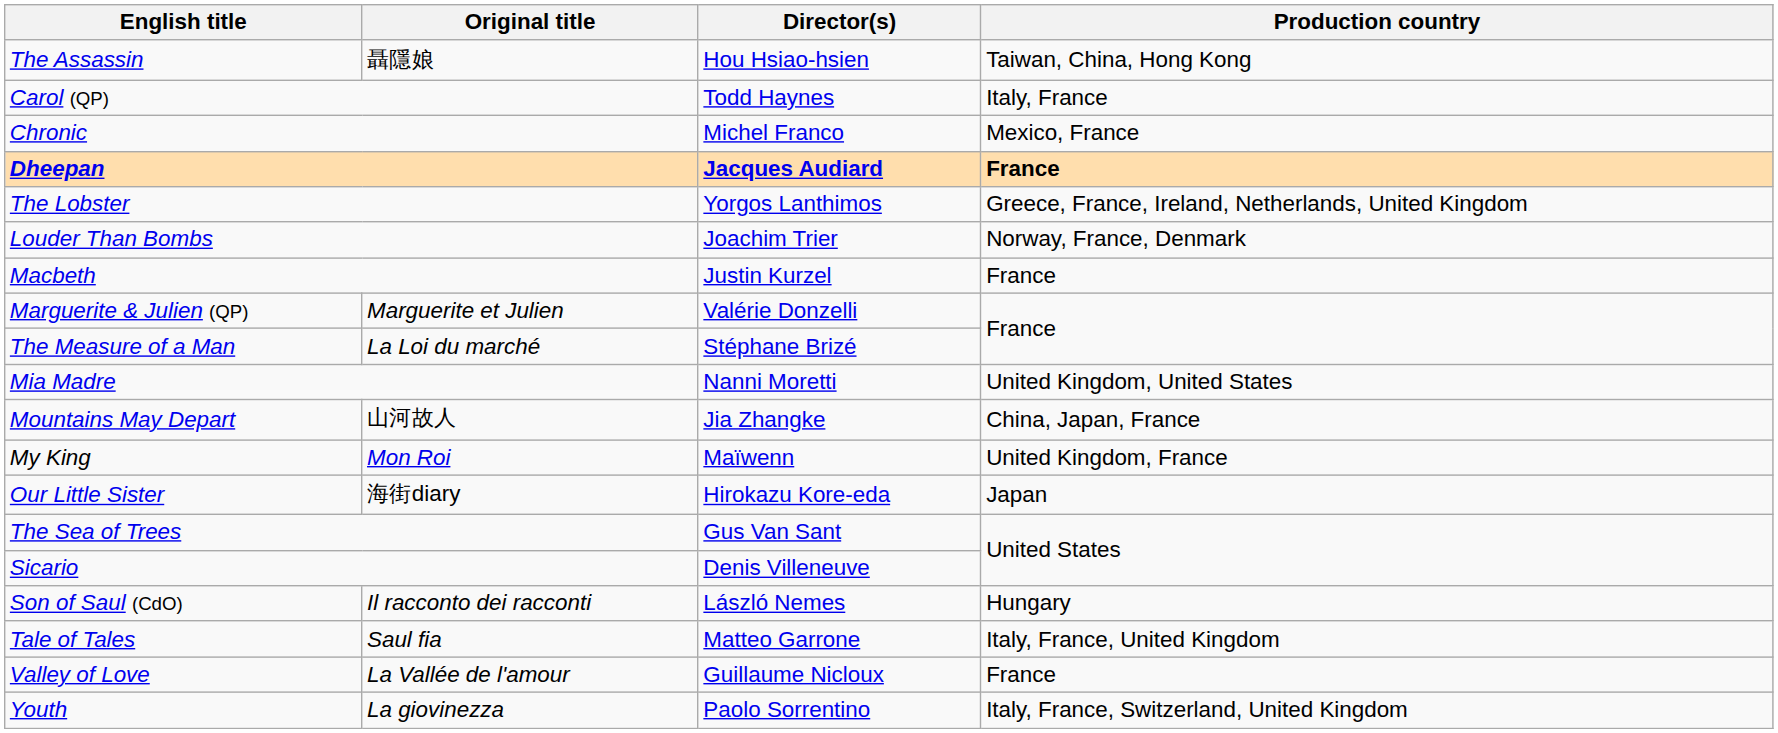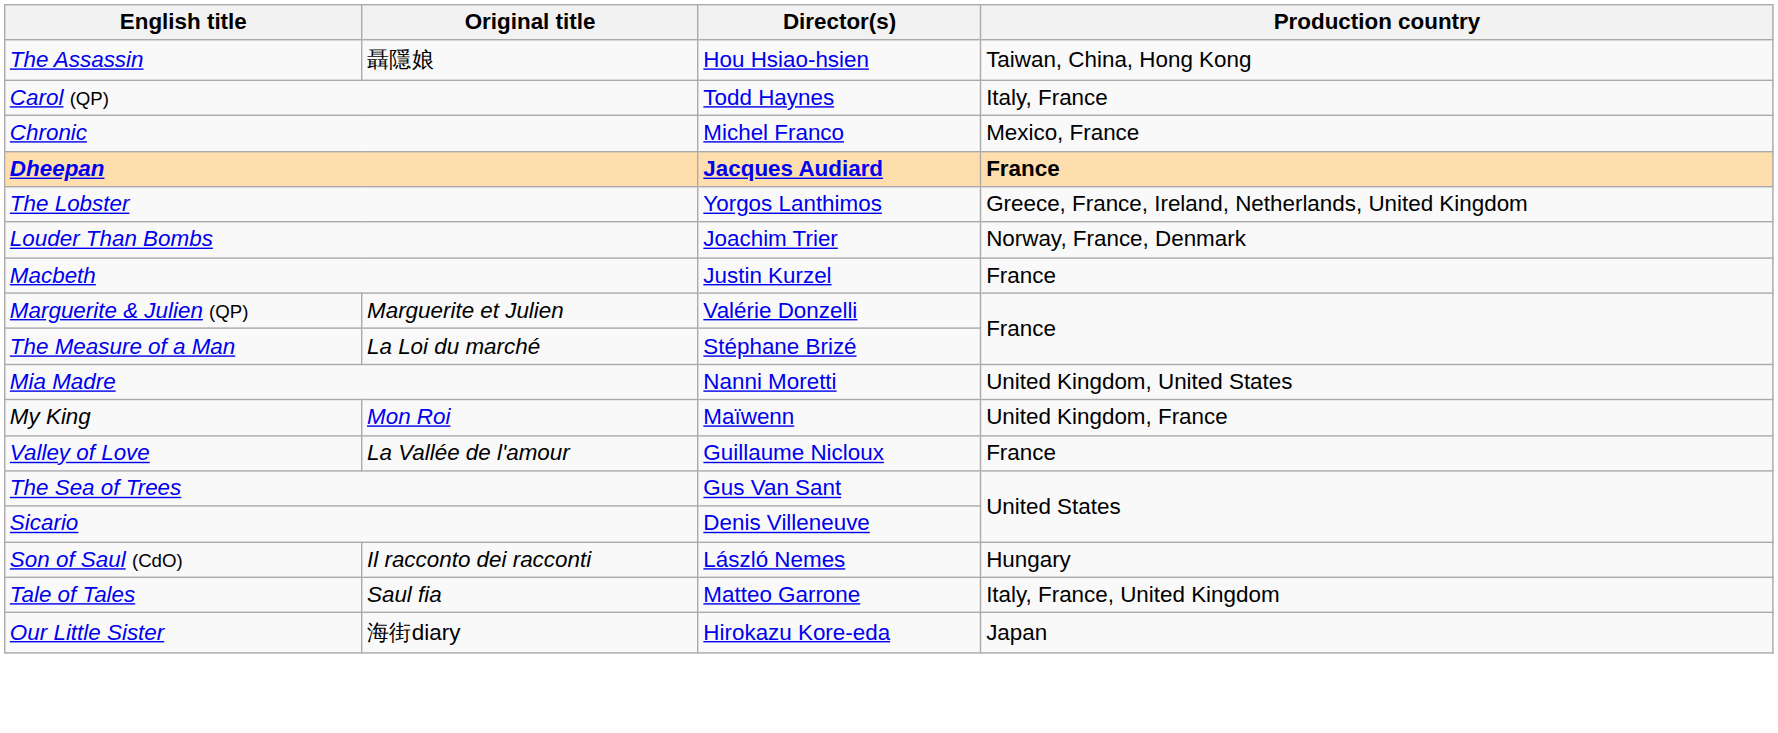- row: (123, 419)
rows swapped: (87, 494) <-> (80, 674)
- row: (39, 709)
